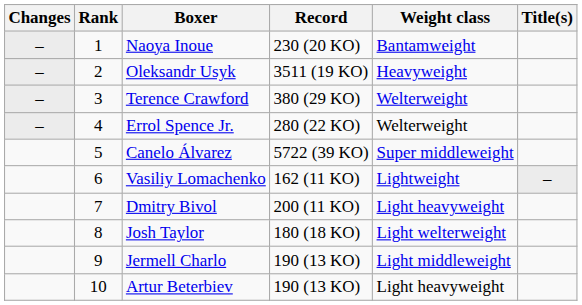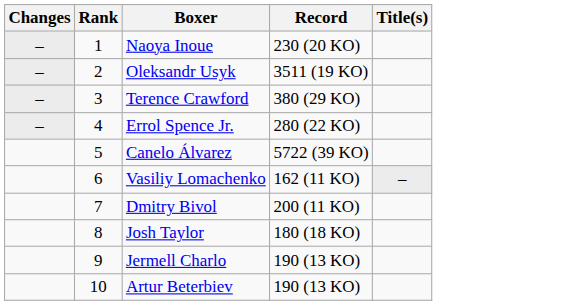- column: (445, 17)
